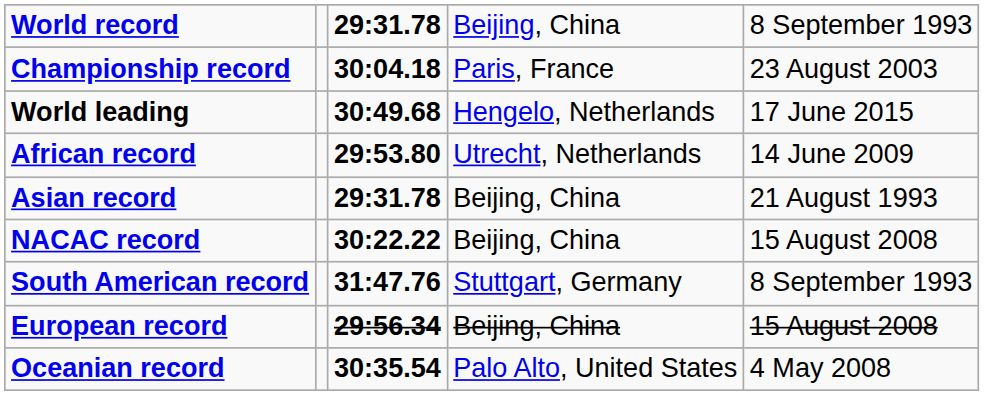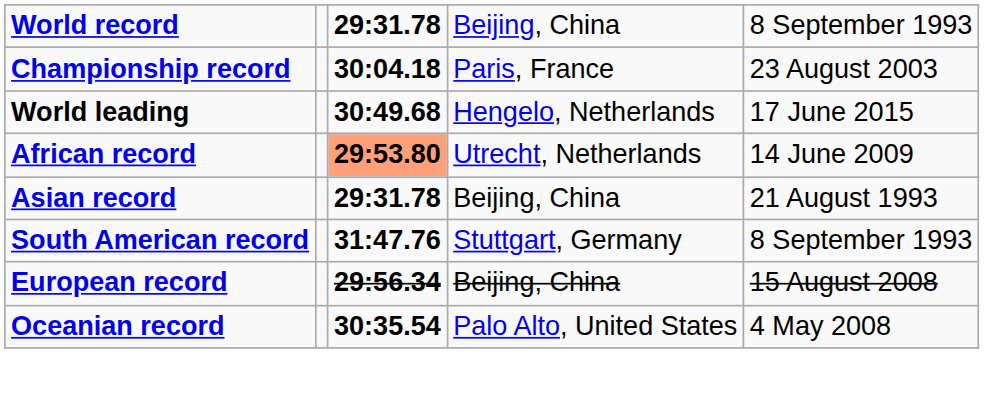(387, 154) no background -> (387, 154) lightsalmon background
- row: (106, 240)
